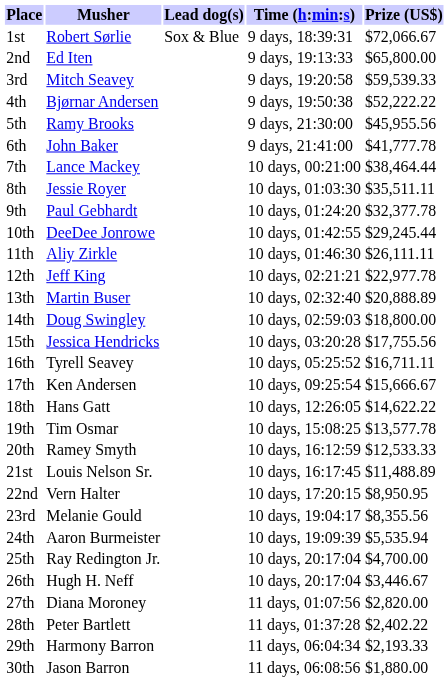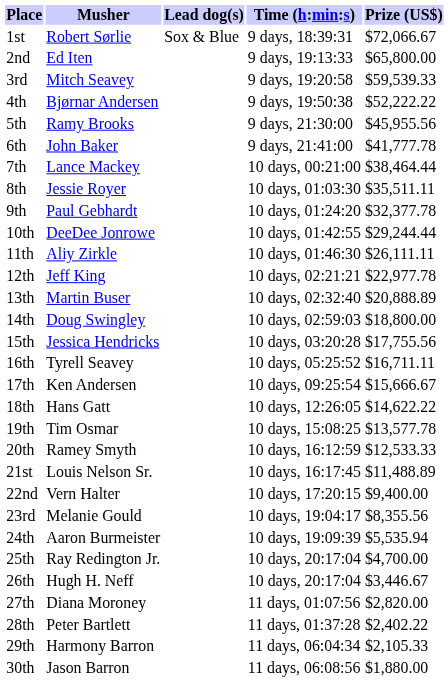(401, 232) $29,245.44 -> (401, 232) $29,244.44
(397, 494) $8,950.95 -> (397, 494) $9,400.00
(397, 646) $2,193.33 -> (397, 646) $2,105.33
